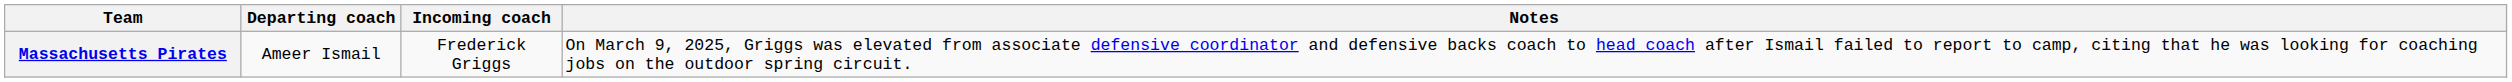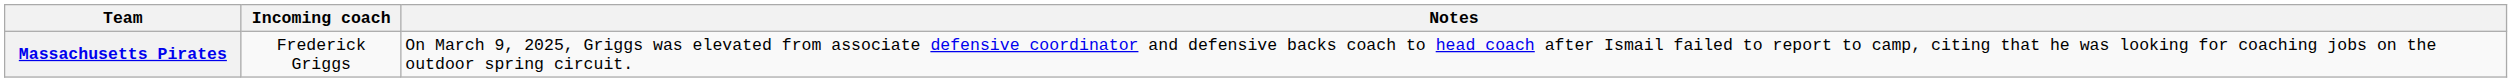- column: (321, 18)
